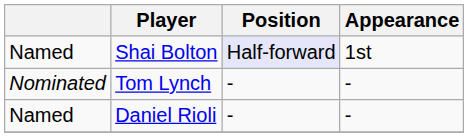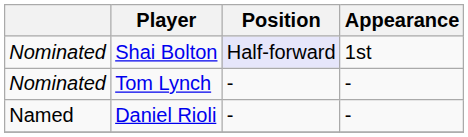(41, 52) Named -> (58, 52) Nominated
